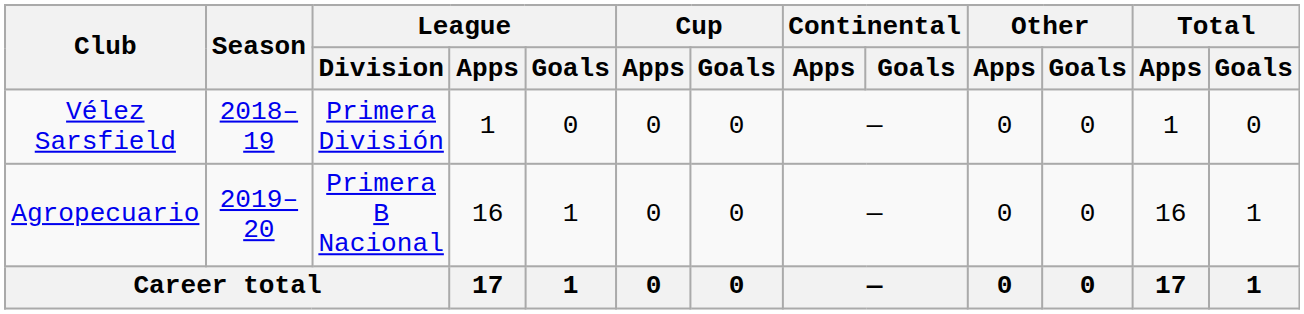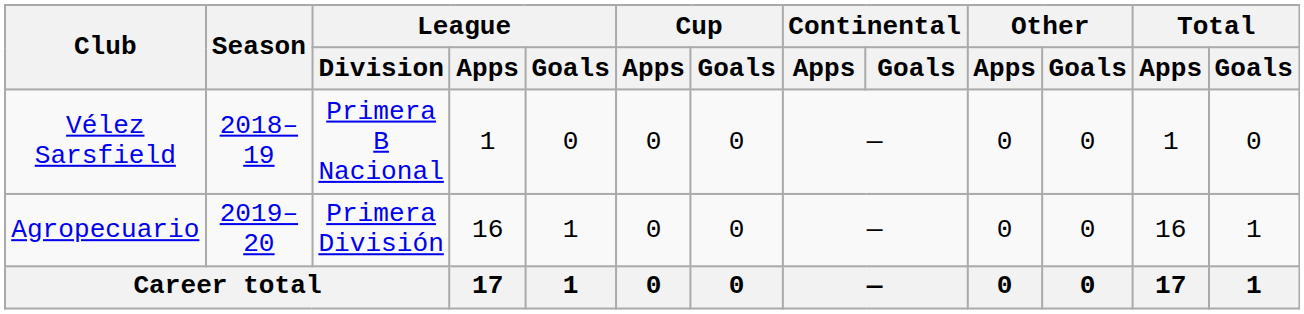(381, 127) Primera División -> (381, 142) Primera B Nacional
(381, 214) Primera B Nacional -> (381, 229) Primera División
